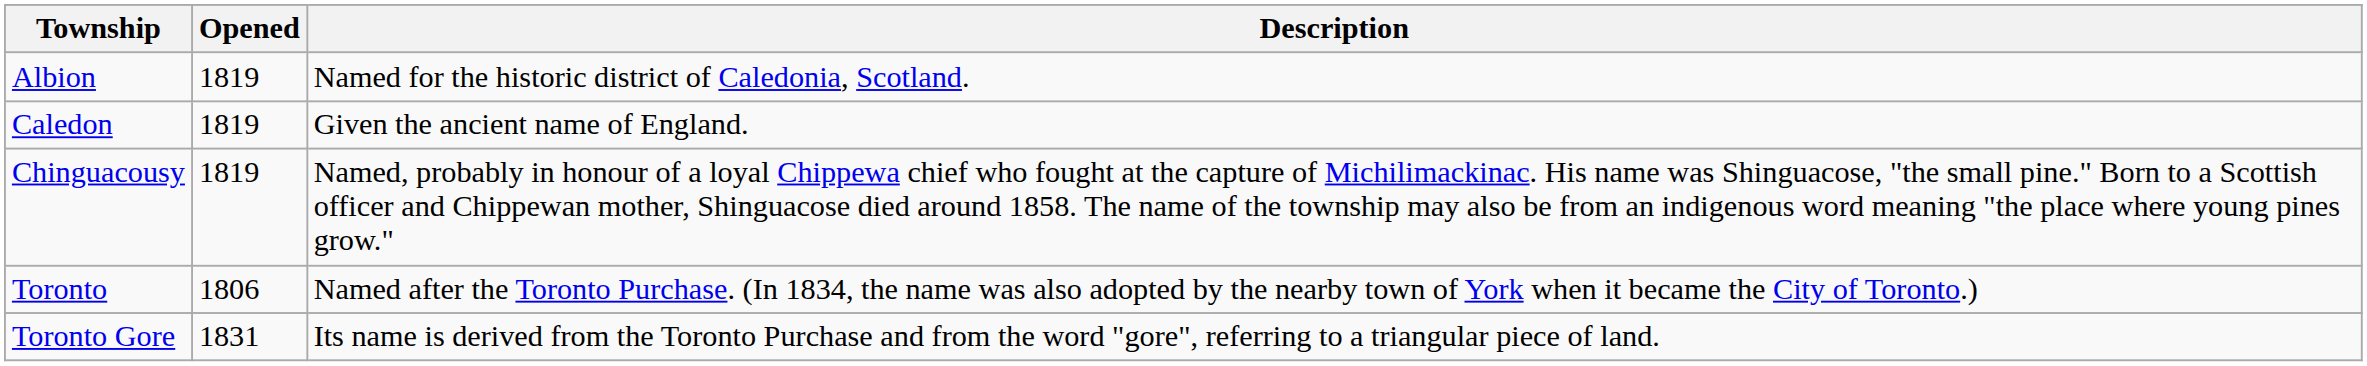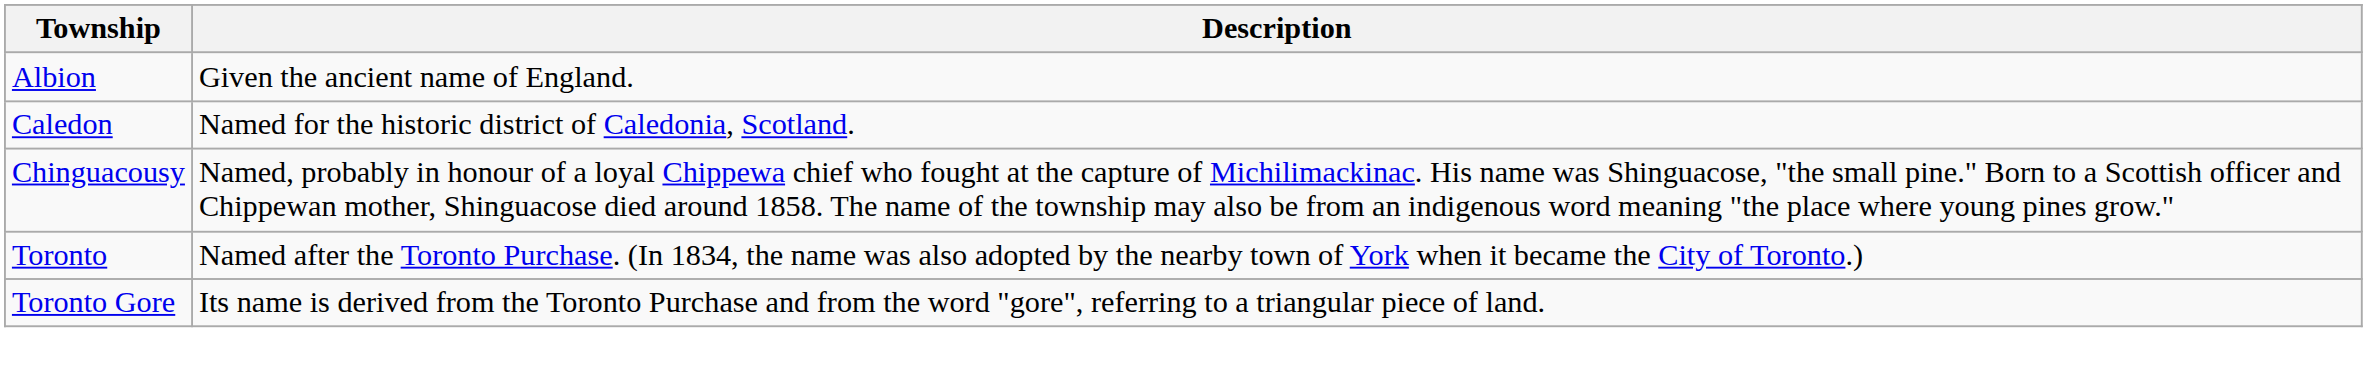- column: (249, 28)
(642, 76) Named for the historic district of Caledonia, Scotland. -> (416, 76) Given the ancient name of England.
(531, 124) Given the ancient name of England. -> (527, 124) Named for the historic district of Caledonia, Scotland.
